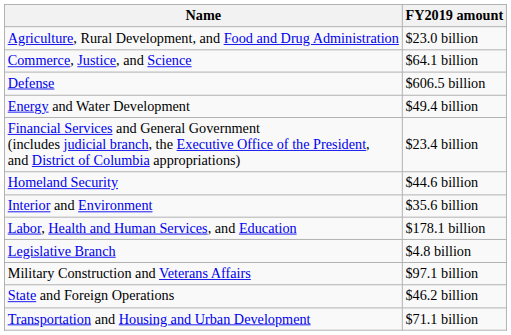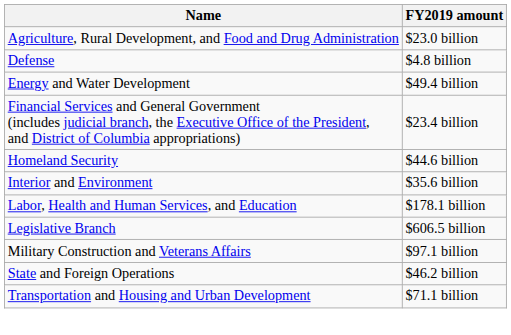- row: (100, 60)
(445, 83) $606.5 billion -> (438, 60) $4.8 billion
(438, 251) $4.8 billion -> (445, 228) $606.5 billion
